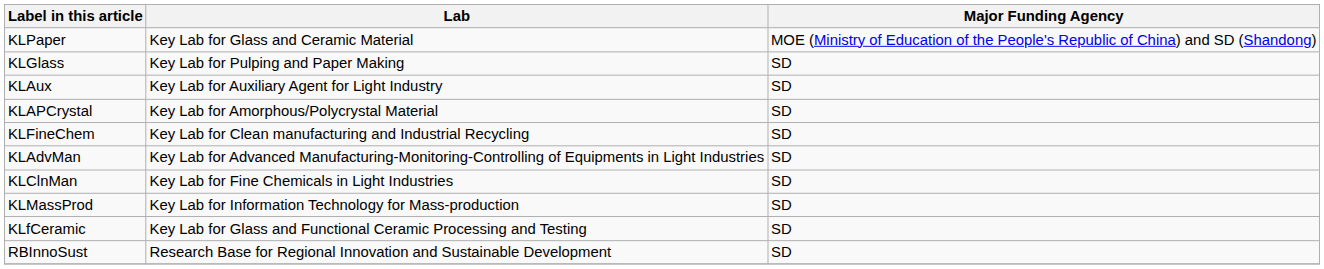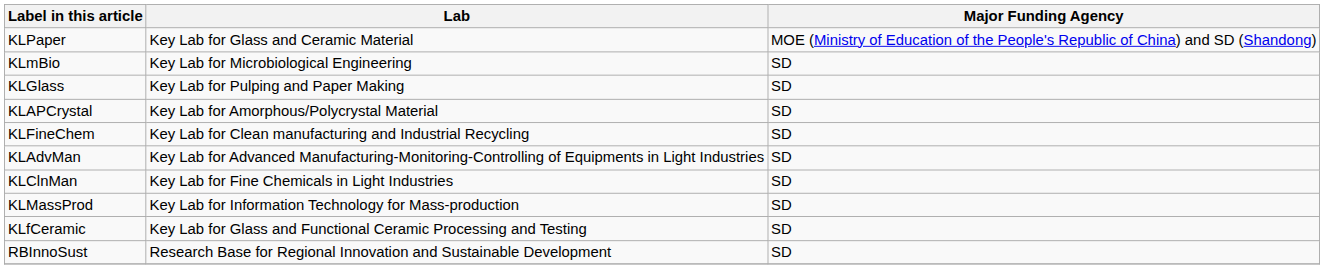+ row: (34, 63)
- row: (30, 87)
